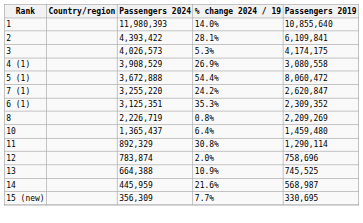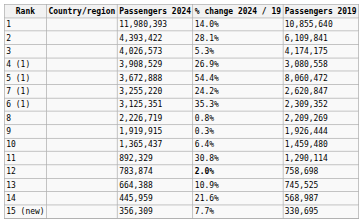+ row: (9, 131)
(204, 158) normal -> (204, 171) bold
(302, 158) 758,696 -> (302, 171) 758,698
